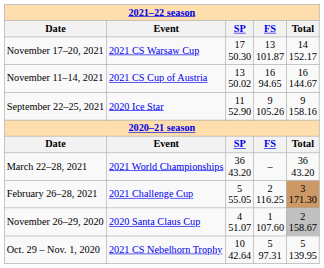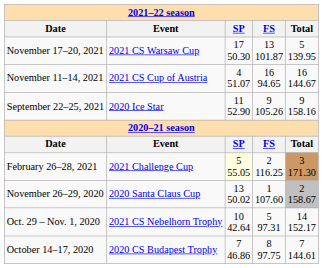(303, 50) 14 152.17 -> (302, 50) 5 139.95
(240, 78) 13 50.02 -> (239, 78) 4 51.07
- row: (47, 166)
(240, 194) no background -> (239, 166) lightyellow background
(240, 222) 4 51.07 -> (239, 194) 13 50.02
(303, 249) 5 139.95 -> (302, 222) 14 152.17
+ row: (50, 249)
